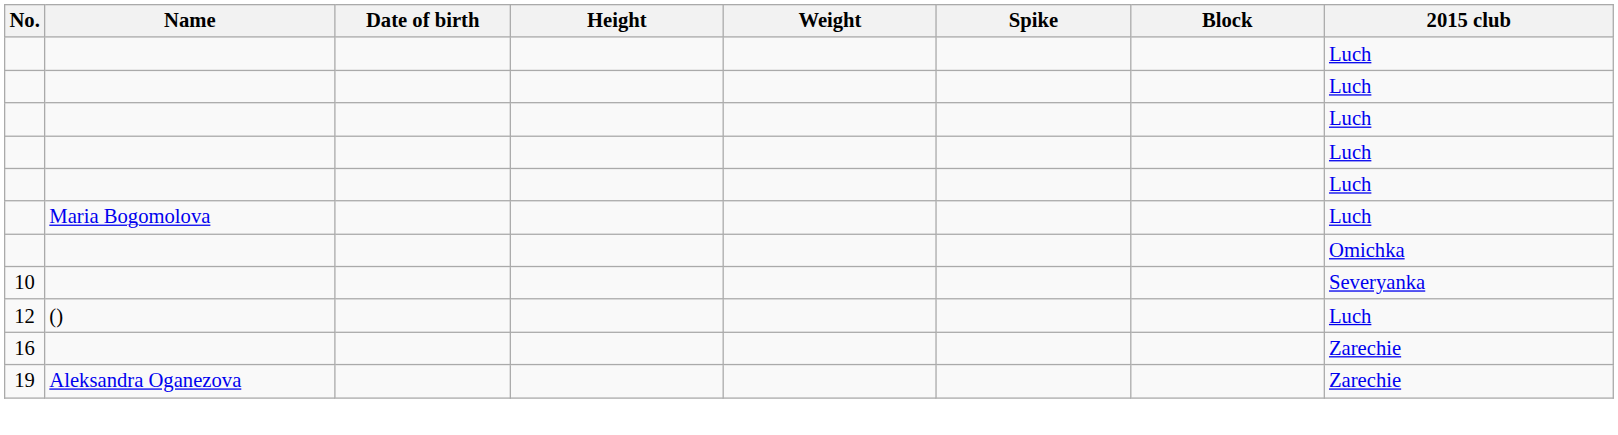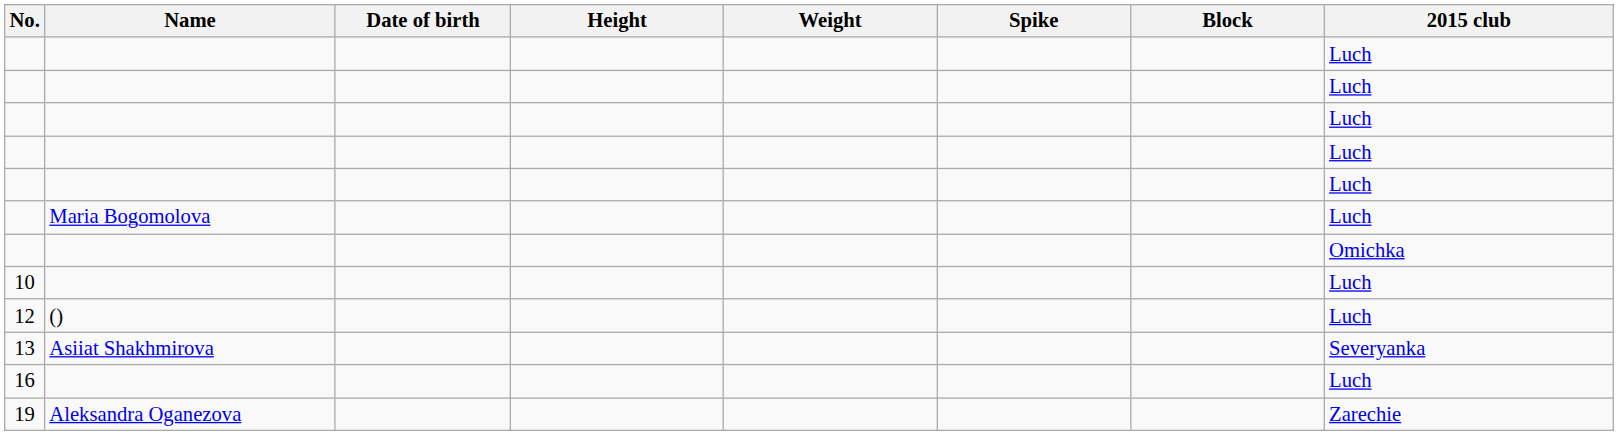(1377, 282) Severyanka -> (1350, 282) Luch
+ row: (25, 348)
(1365, 348) Zarechie -> (1350, 380) Luch
